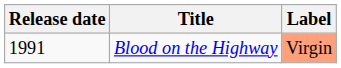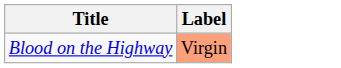- column: (57, 18)
